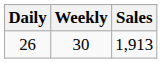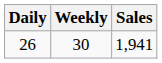(134, 44) 1,913 -> (134, 44) 1,941
